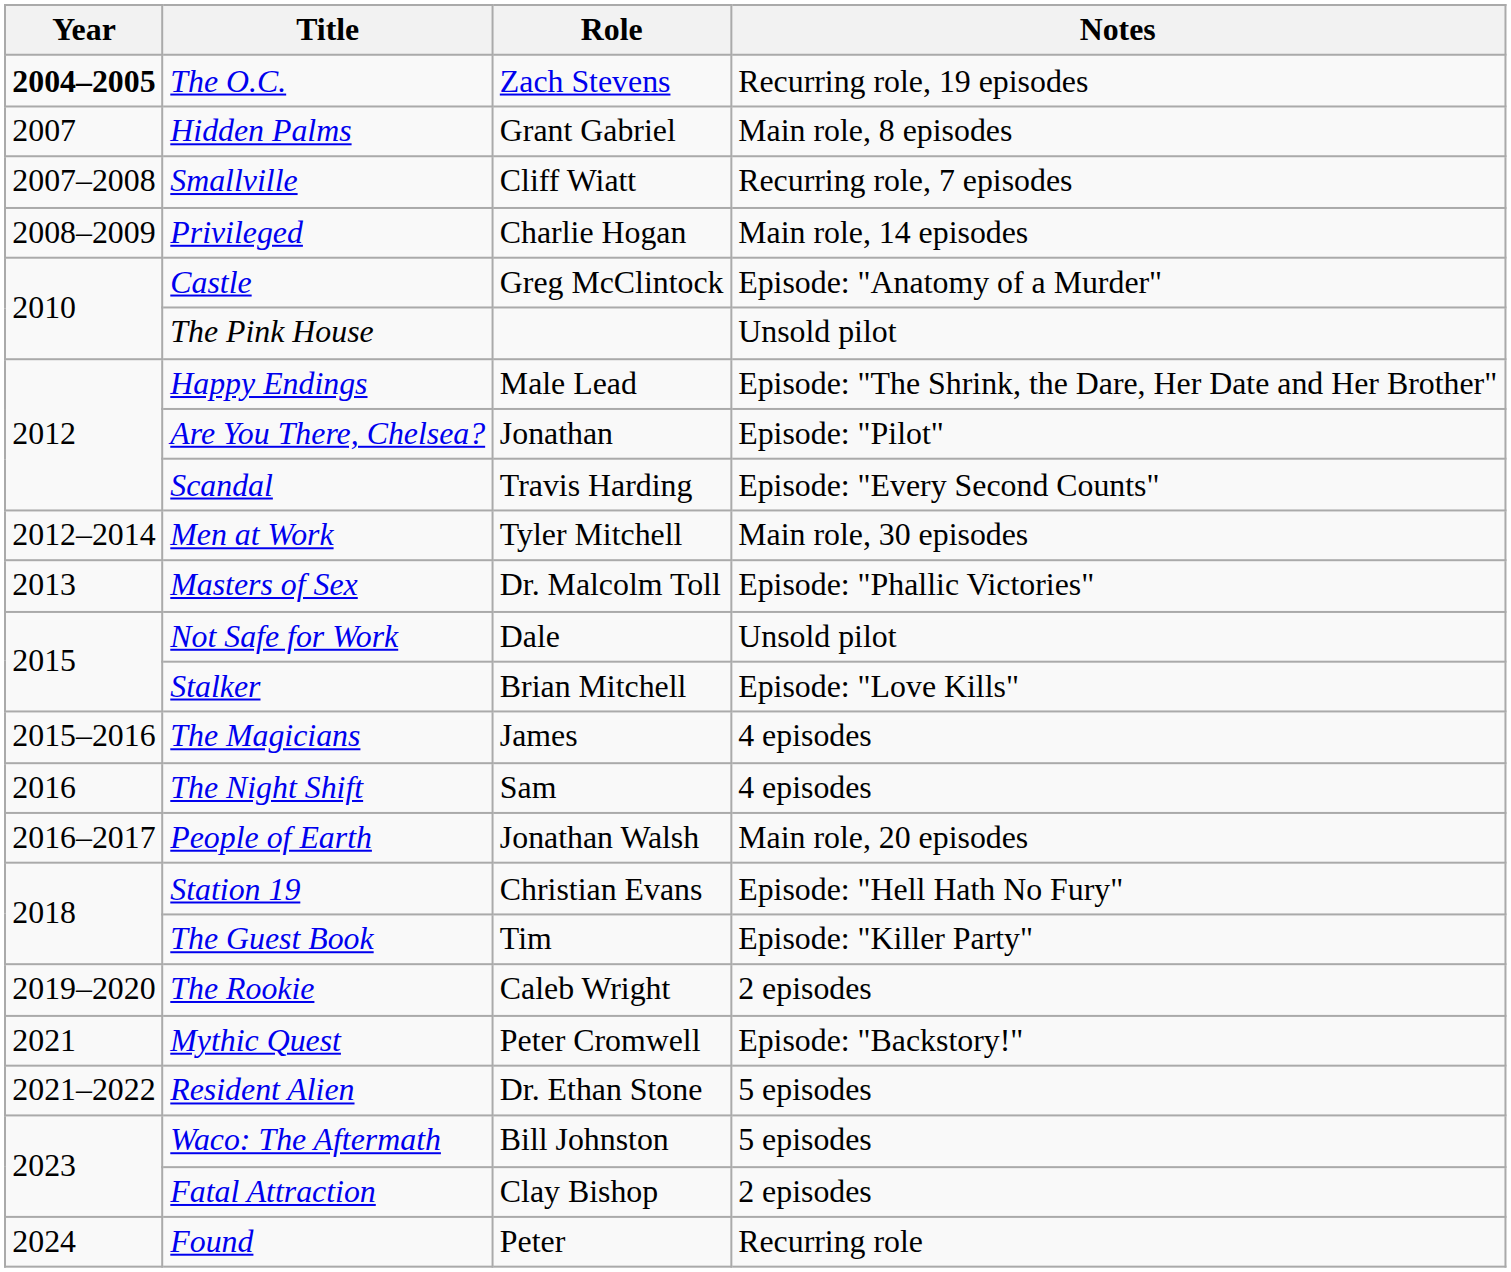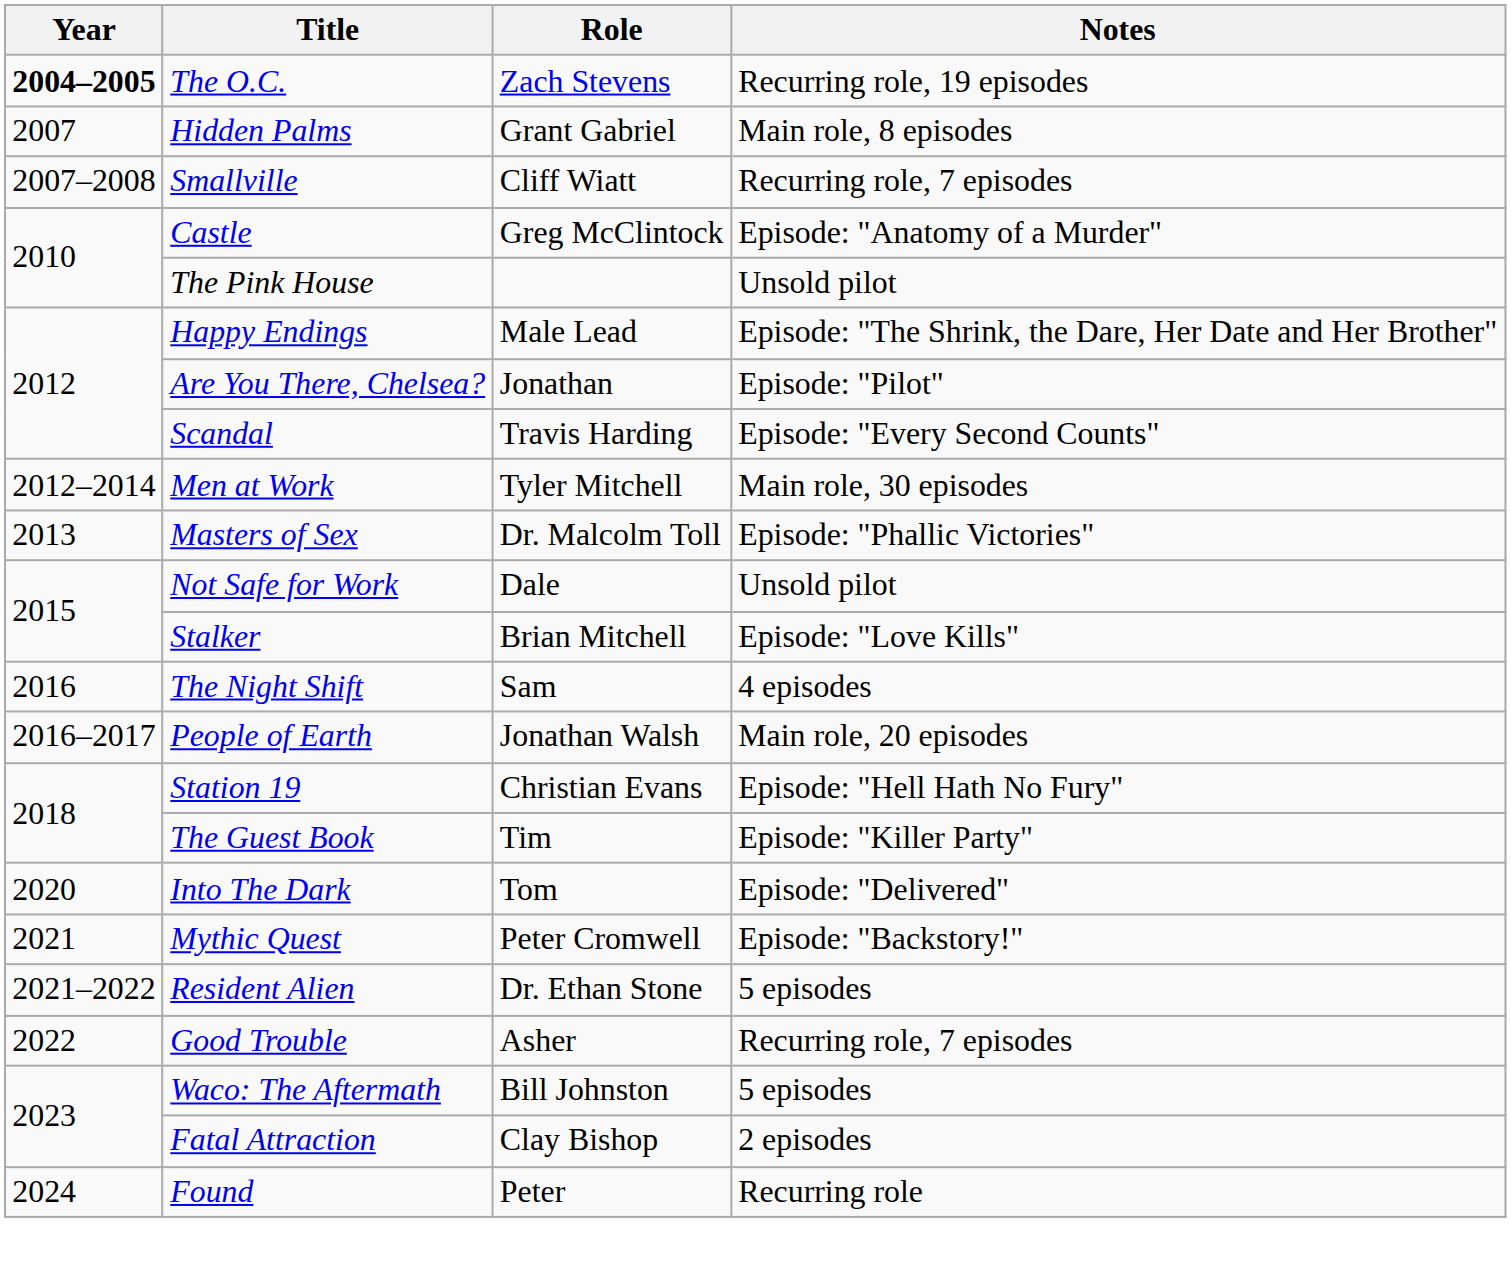- row: (237, 231)
- row: (265, 736)
- row: (242, 989)
+ row: (260, 888)
+ row: (259, 1039)
